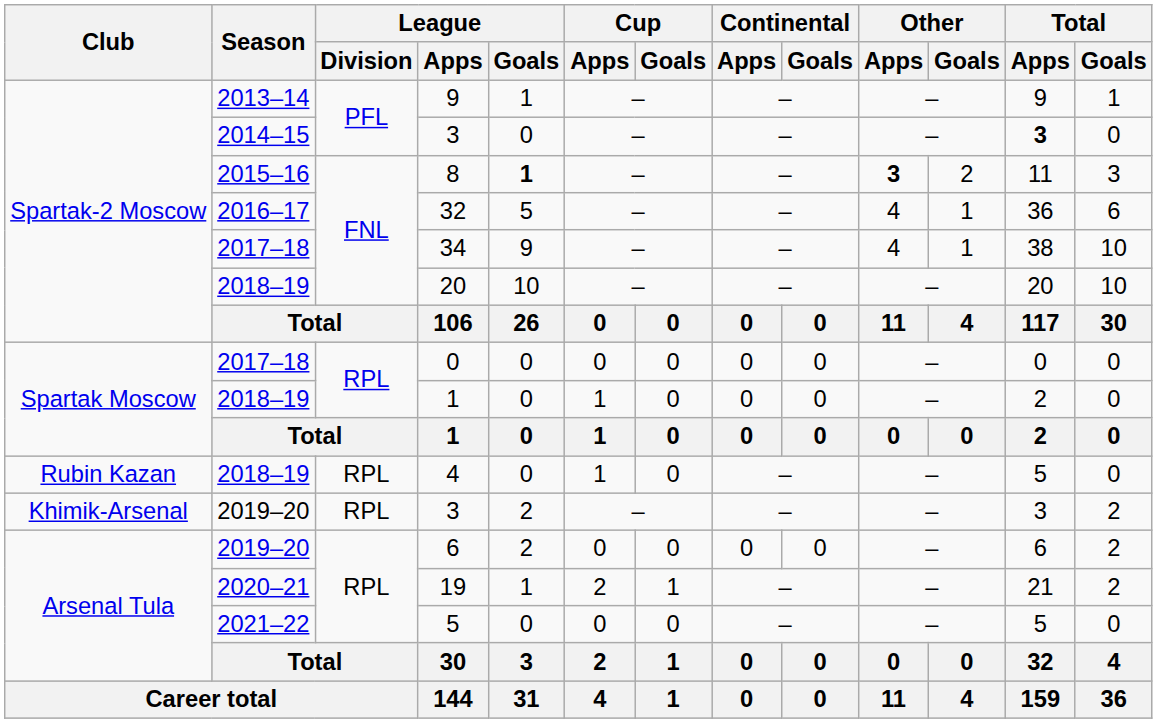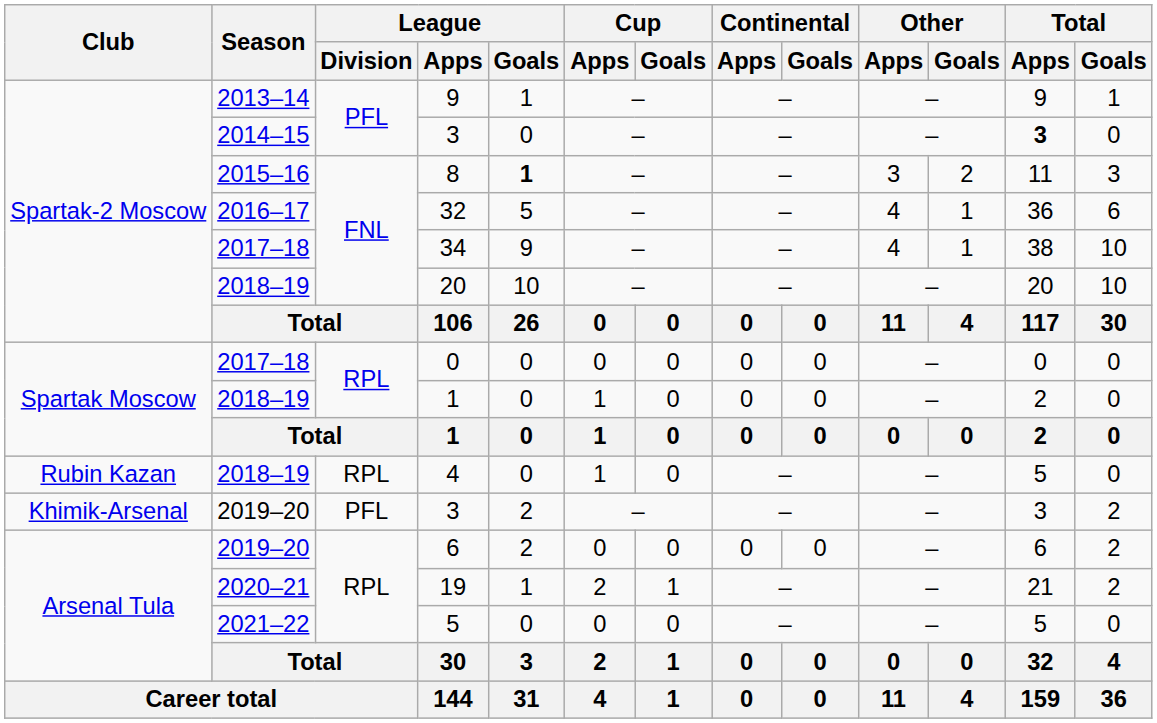(893, 173) bold -> (893, 173) normal
(366, 511) RPL -> (366, 511) PFL
